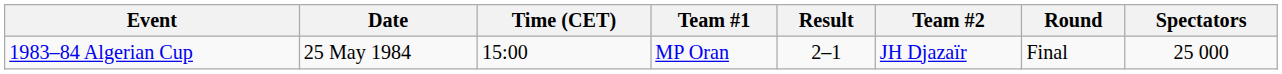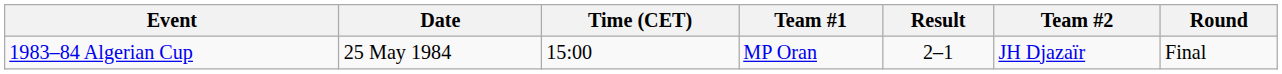- column: (1201, 20)
